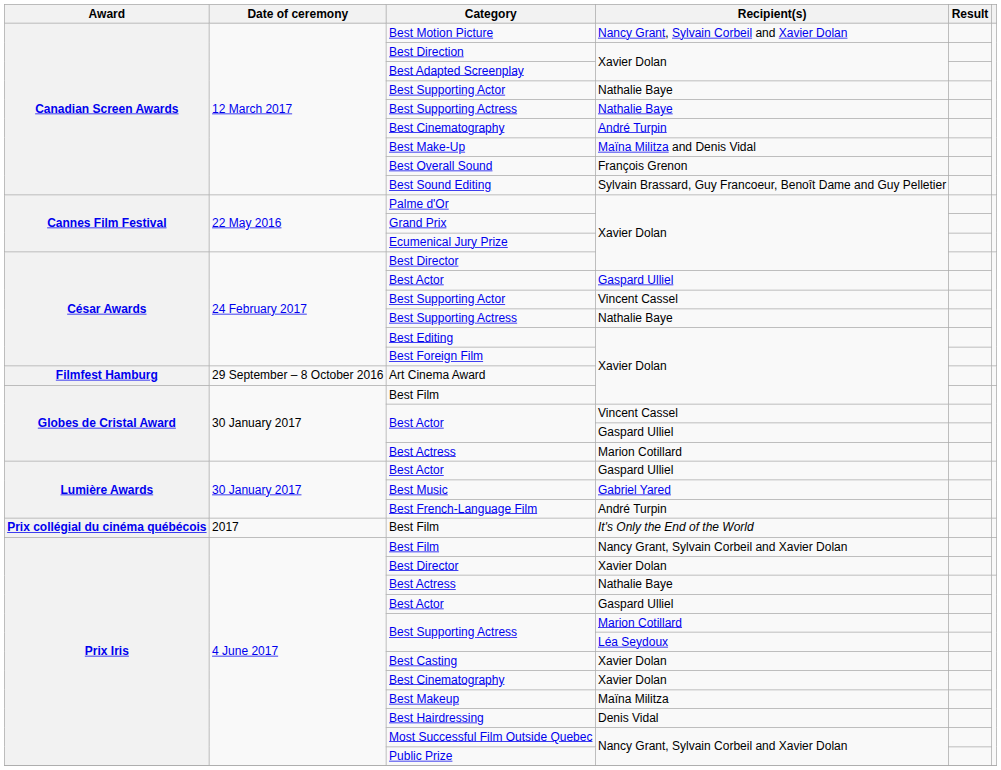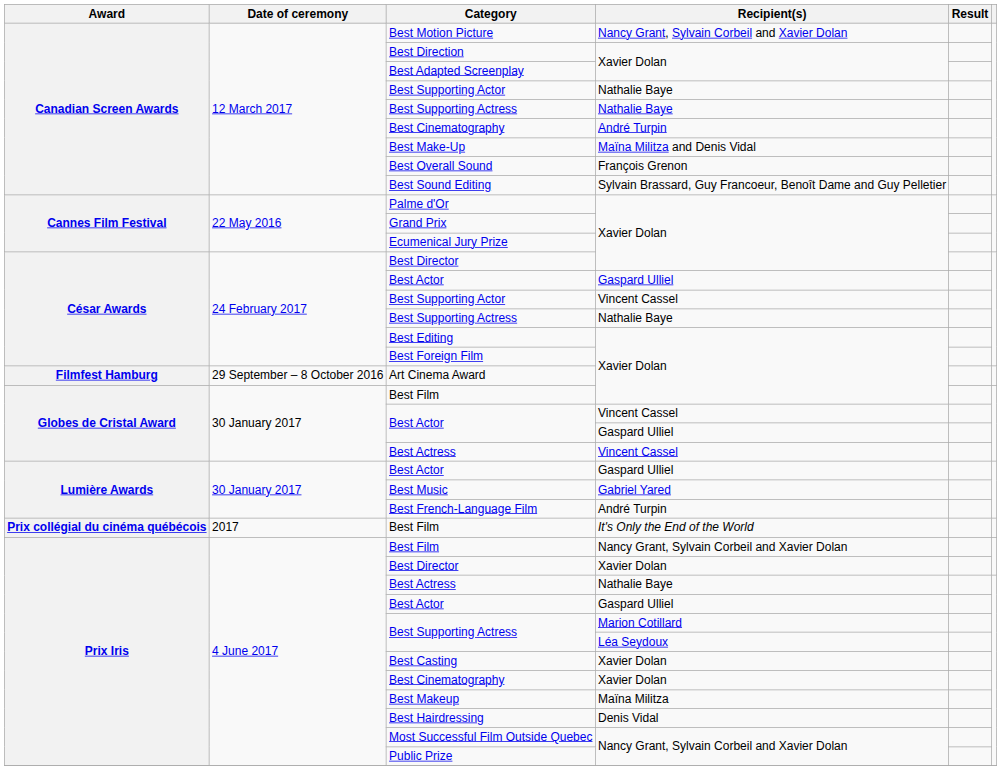(640, 451) Marion Cotillard -> (638, 451) Vincent Cassel
